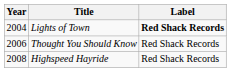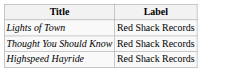- column: (17, 12)
(183, 28) bold -> (156, 28) normal
